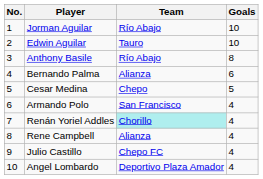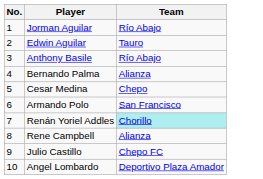- column: (242, 12)
